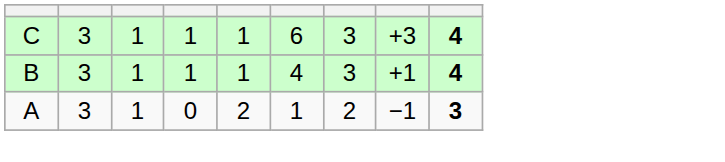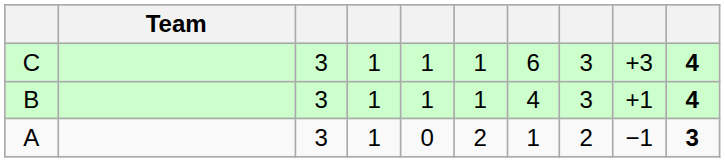+ column: (176, 24)
